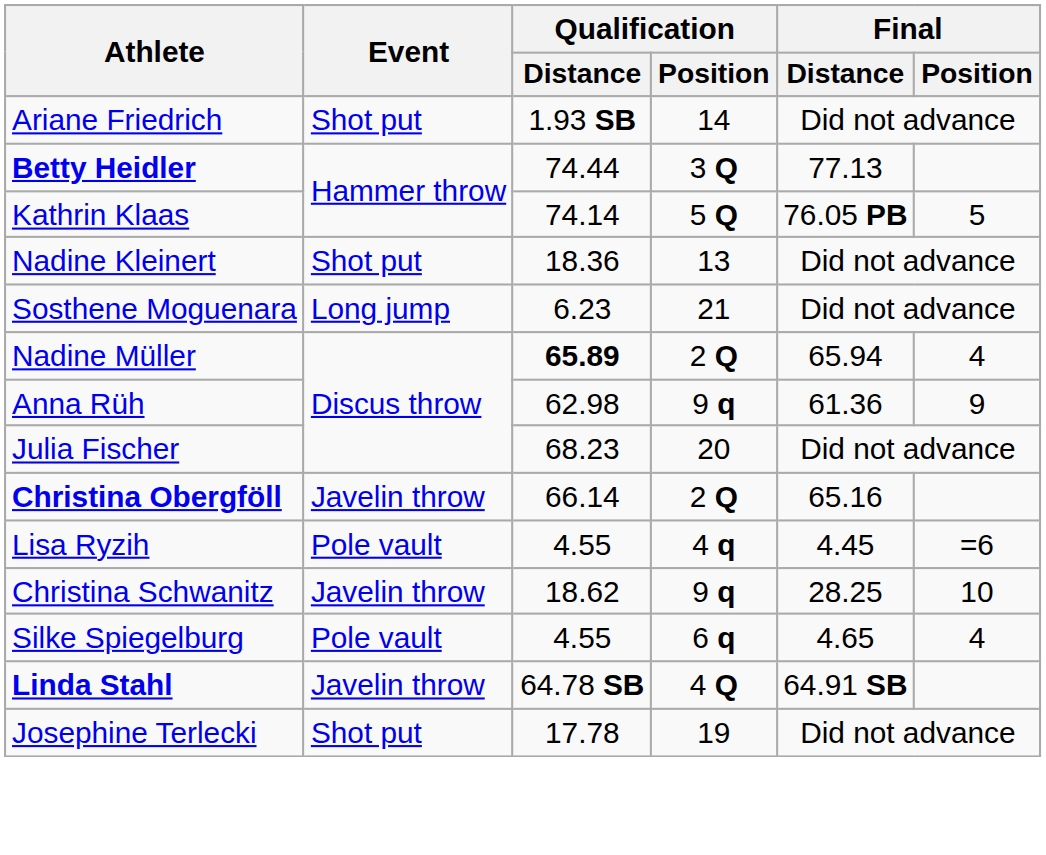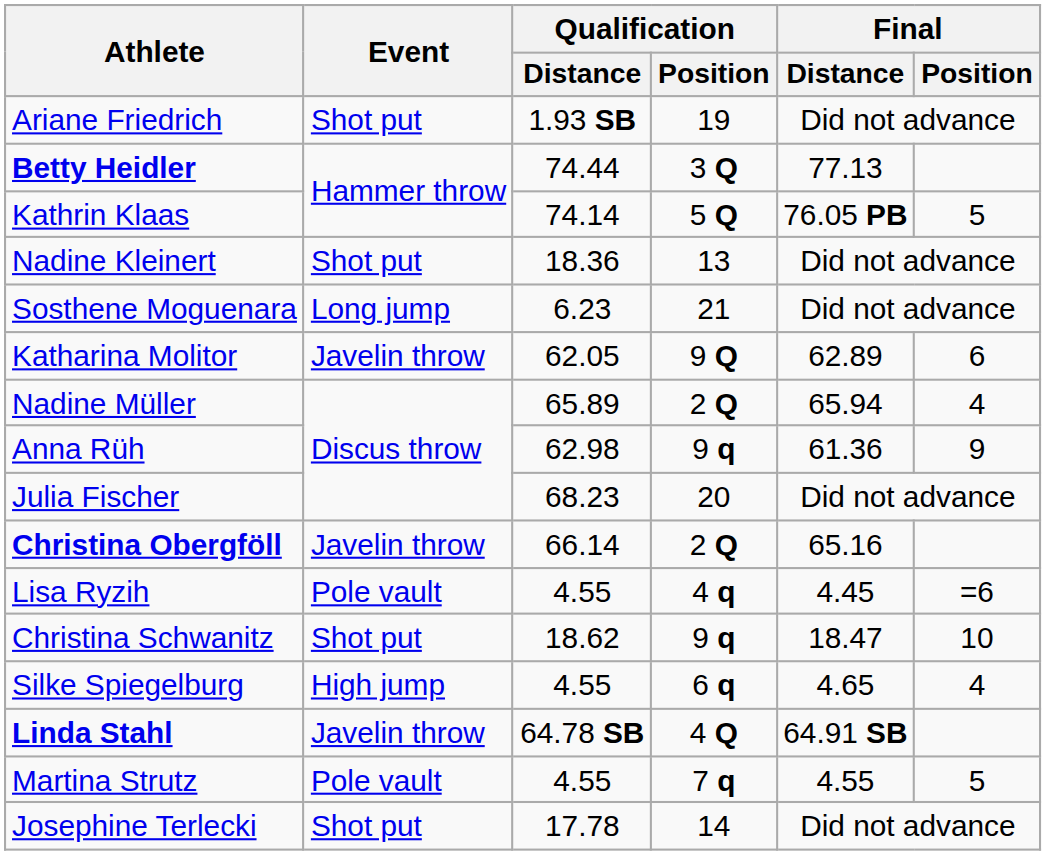(714, 121) 14 -> (714, 121) 19
+ row: (125, 356)
(582, 356) bold -> (582, 403) normal
(398, 591) Javelin throw -> (366, 639) Shot put
(845, 591) 28.25 -> (845, 639) 18.47
(376, 639) Pole vault -> (378, 686) High jump
+ row: (105, 780)
(714, 733) 19 -> (714, 827) 14
